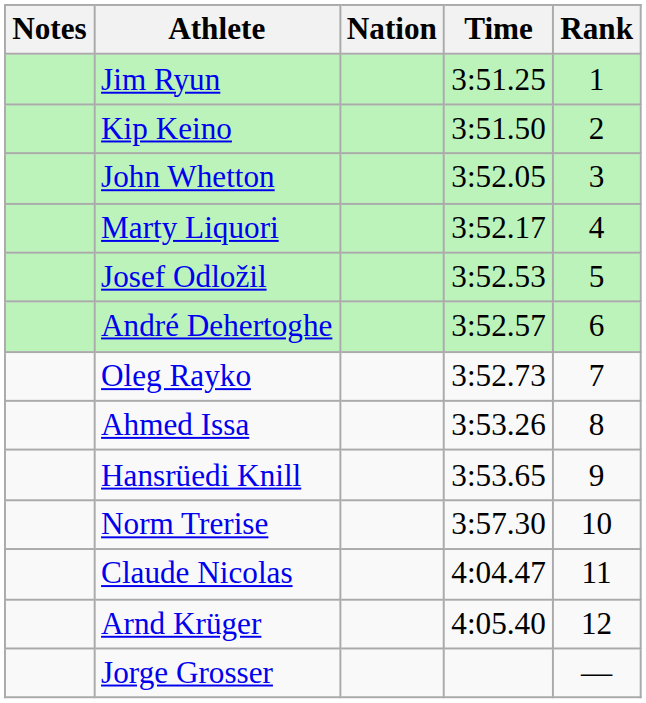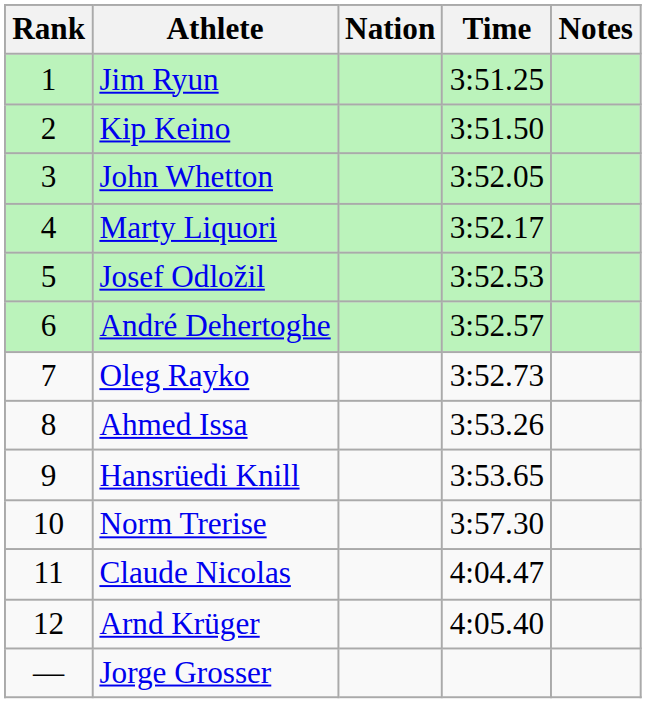columns swapped: (597, 29) <-> (49, 29)
